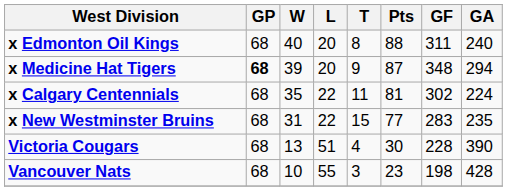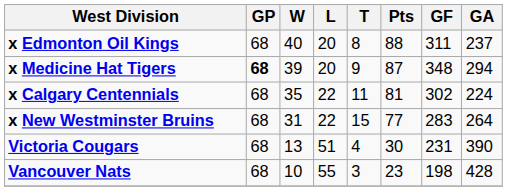(479, 43) 240 -> (479, 43) 237
(479, 120) 235 -> (479, 120) 264
(439, 146) 228 -> (439, 146) 231
